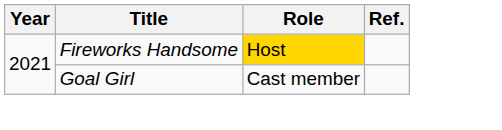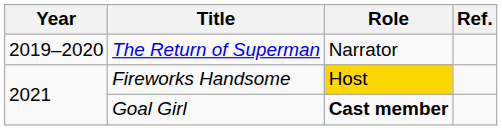+ row: (216, 49)
(303, 79) normal -> (388, 109) bold
